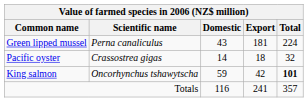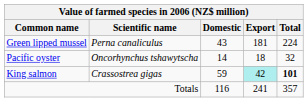(126, 58) Crassostrea gigas -> (145, 58) Oncorhynchus tshawytscha
(145, 74) Oncorhynchus tshawytscha -> (126, 74) Crassostrea gigas
(260, 74) no background -> (260, 74) paleturquoise background
